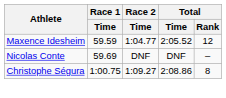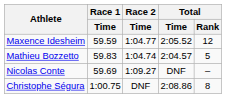+ row: (43, 56)
(141, 56) DNF -> (141, 71) 1:09.27
(141, 71) 1:09.27 -> (141, 86) DNF
